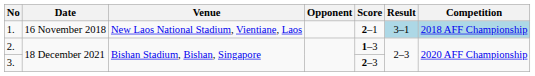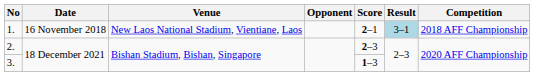(474, 29) lightblue background -> (474, 29) no background
(370, 46) 1–3 -> (370, 46) 2–3
(370, 63) 2–3 -> (370, 63) 1–3
